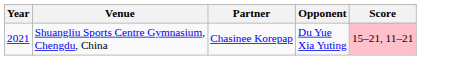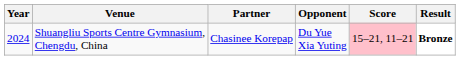+ column: (436, 14)
(18, 39) 2021 -> (18, 39) 2024
